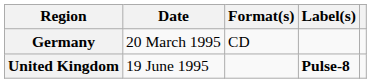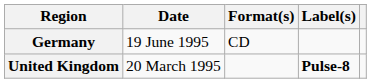(173, 41) 20 March 1995 -> (167, 41) 19 June 1995
(167, 66) 19 June 1995 -> (173, 66) 20 March 1995
